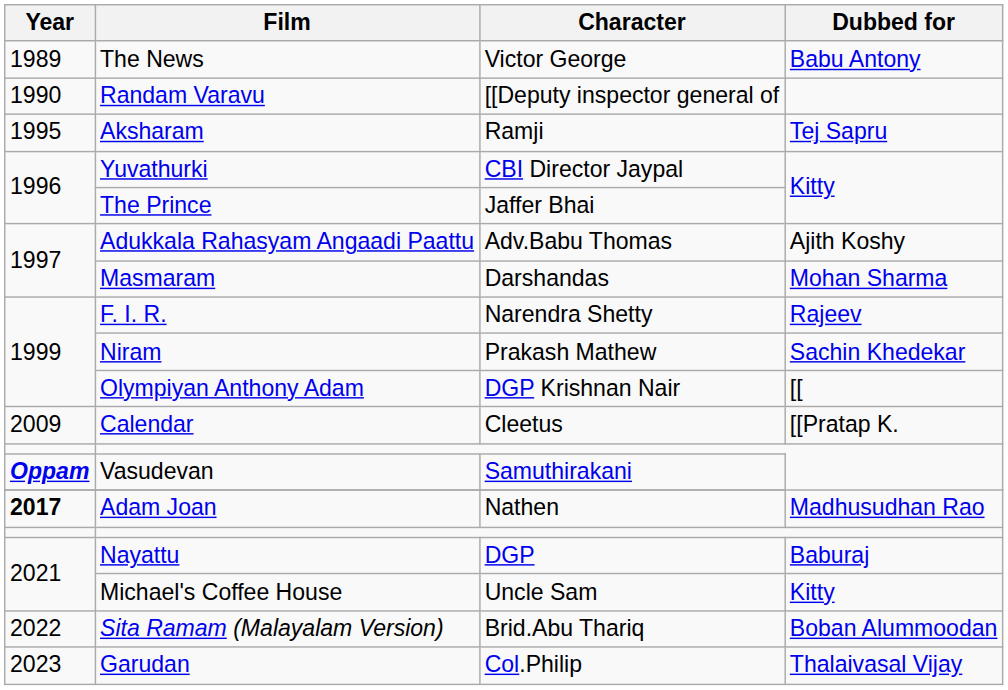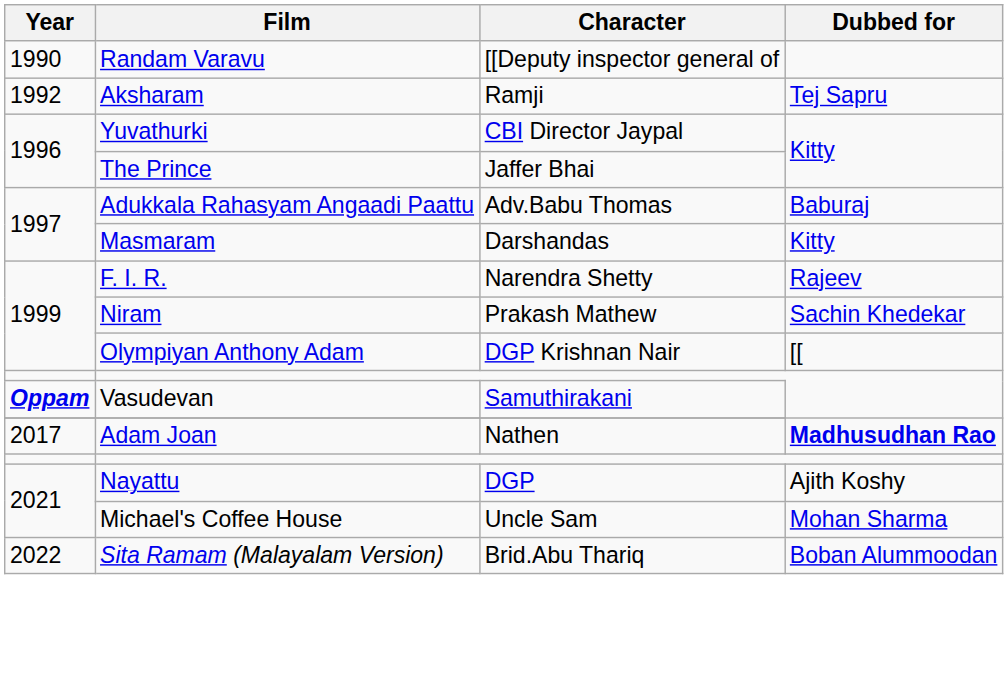- row: (152, 59)
(36, 132) 1995 -> (36, 95) 1992
(847, 242) Ajith Koshy -> (830, 205) Baburaj
(869, 278) Mohan Sharma -> (812, 242) Kitty
- row: (147, 424)
(36, 508) bold -> (36, 435) normal
(887, 508) normal -> (893, 435) bold
(830, 555) Baburaj -> (847, 482) Ajith Koshy
(812, 592) Kitty -> (869, 519) Mohan Sharma
- row: (145, 665)
